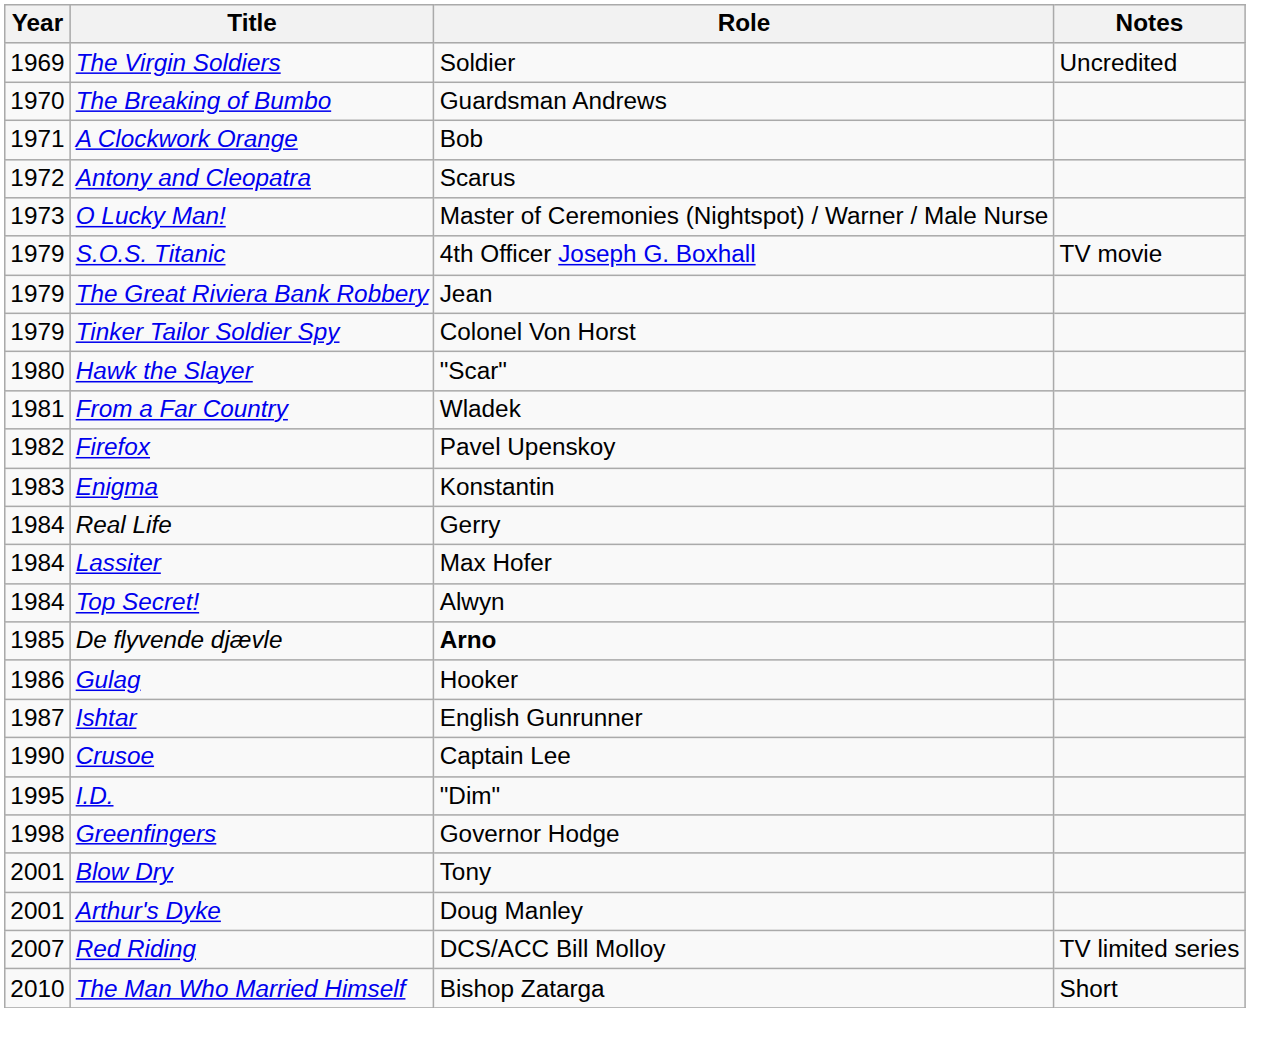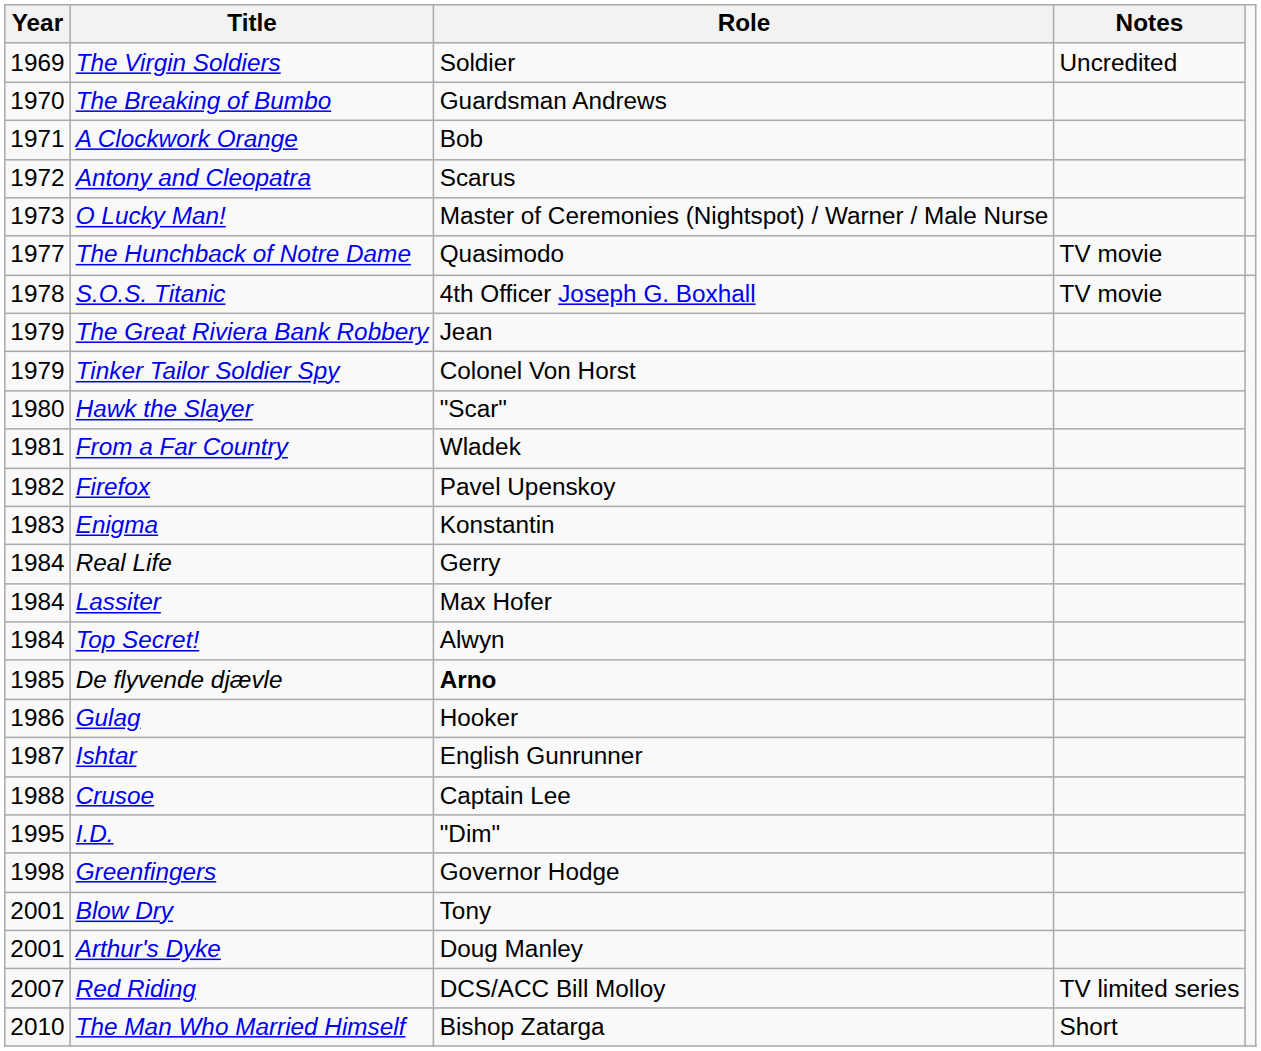+ row: (243, 255)
(37, 255) 1979 -> (37, 293) 1978
(37, 756) 1990 -> (37, 795) 1988
